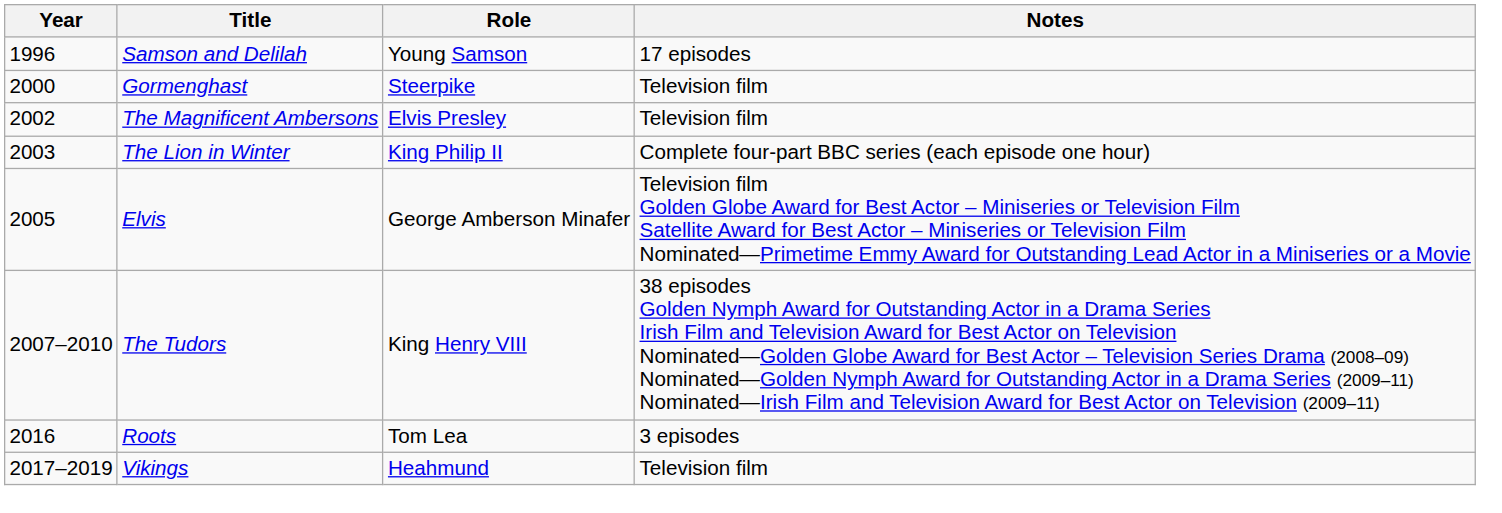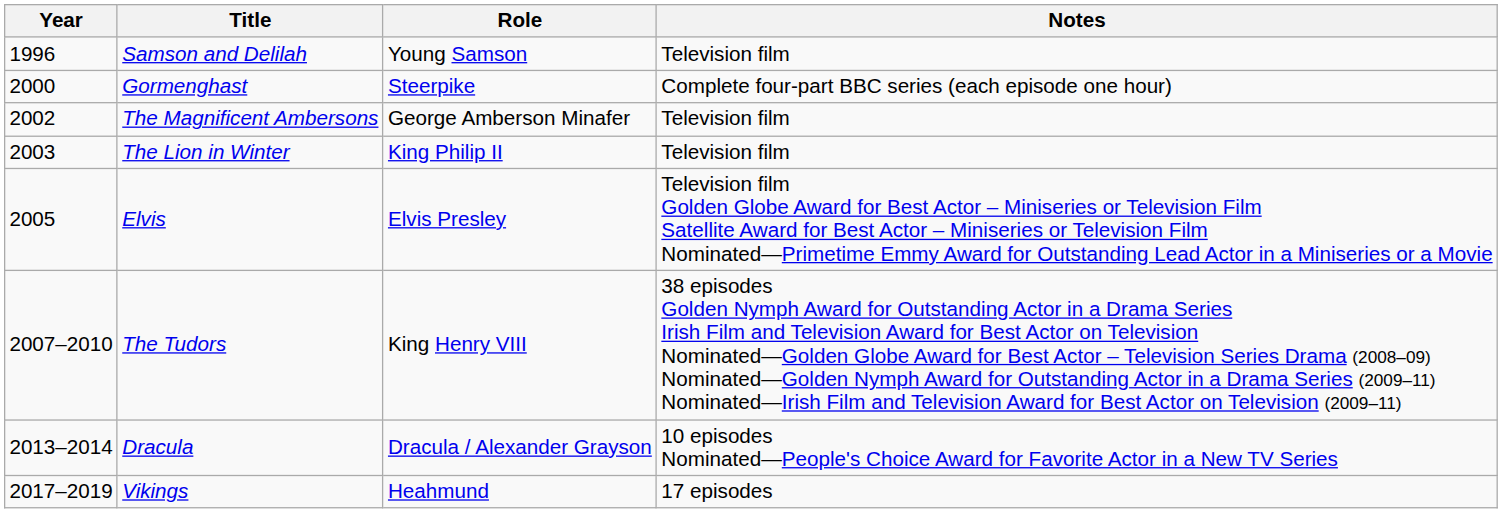(695, 53) 17 episodes -> (726, 53) Television film
(704, 86) Television film -> (917, 86) Complete four-part BBC series (each episode one hour)
(447, 119) Elvis Presley -> (509, 119) George Amberson Minafer
(895, 151) Complete four-part BBC series (each episode one hour) -> (726, 151) Television film
(509, 219) George Amberson Minafer -> (447, 219) Elvis Presley
+ row: (158, 447)
- row: (149, 435)
(704, 468) Television film -> (717, 491) 17 episodes
